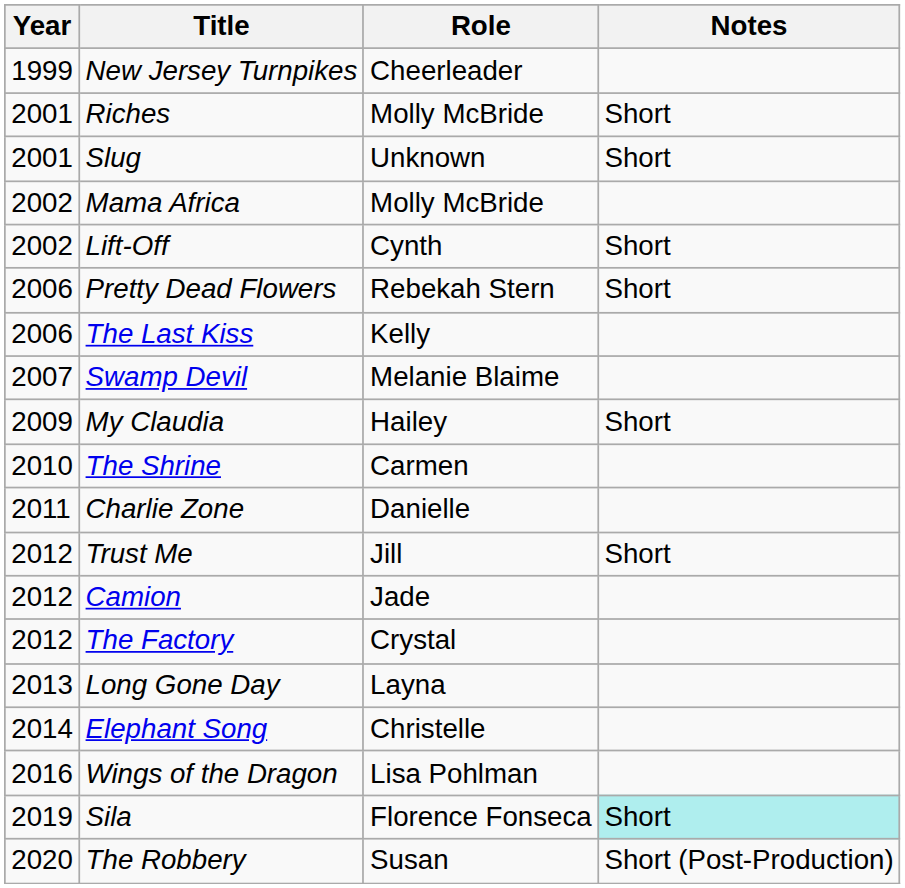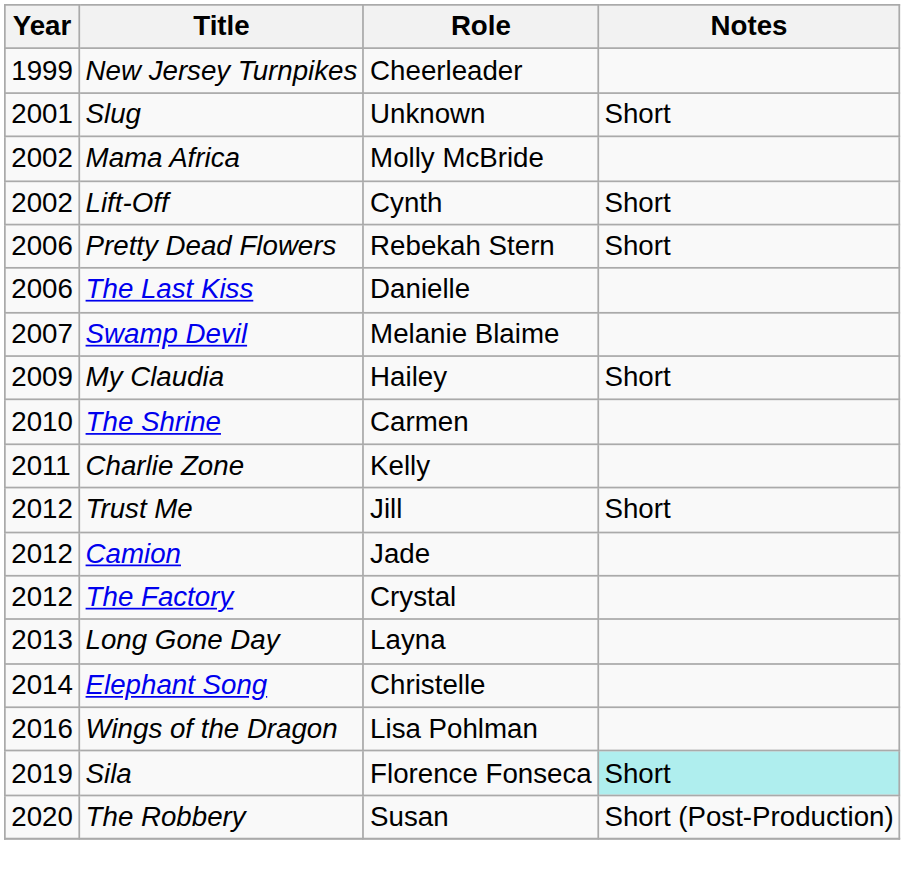- row: (128, 114)
(400, 333) Kelly -> (420, 289) Danielle
(420, 509) Danielle -> (400, 465) Kelly
